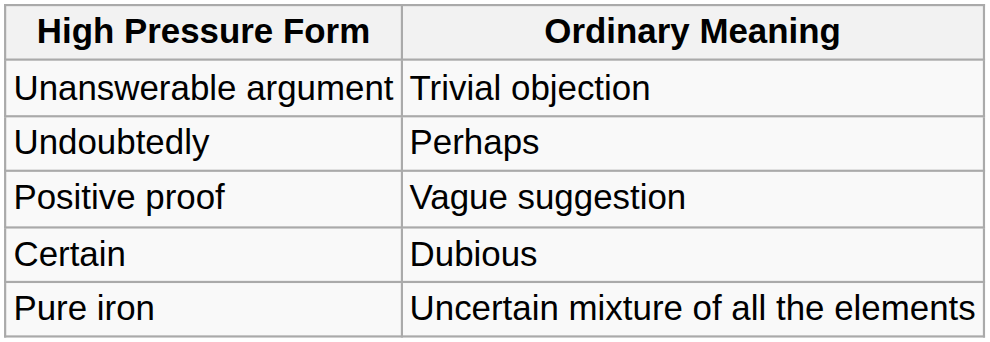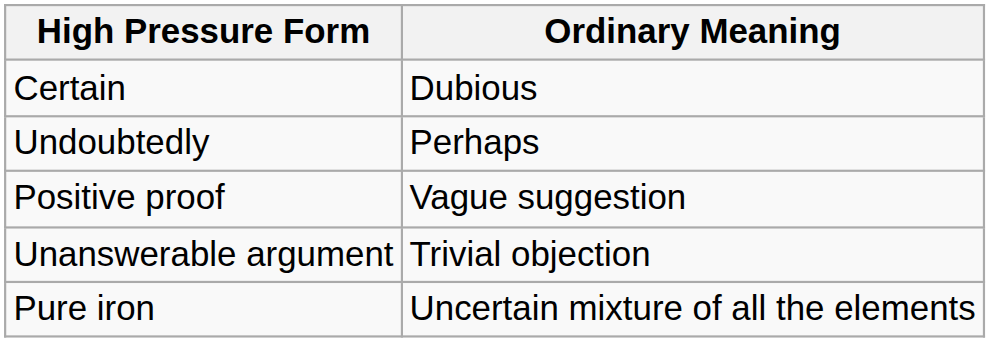rows swapped: (70, 253) <-> (203, 87)
